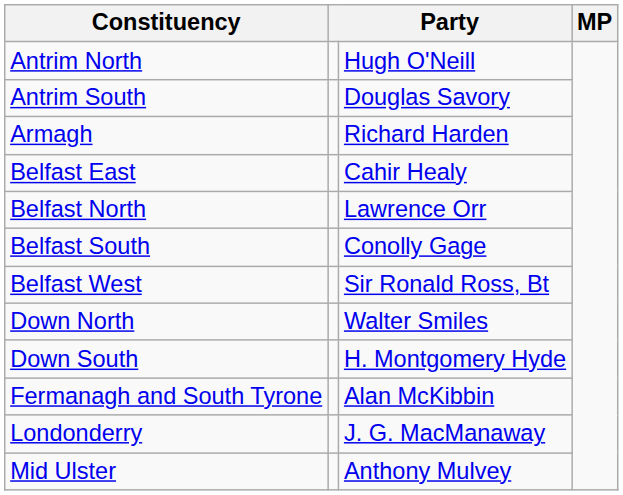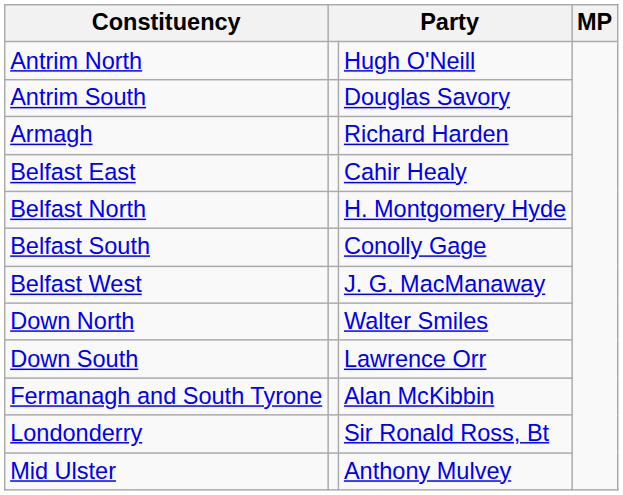(415, 209) Lawrence Orr -> (455, 209) H. Montgomery Hyde
(447, 284) Sir Ronald Ross, Bt -> (445, 284) J. G. MacManaway
(455, 358) H. Montgomery Hyde -> (415, 358) Lawrence Orr
(445, 433) J. G. MacManaway -> (447, 433) Sir Ronald Ross, Bt
